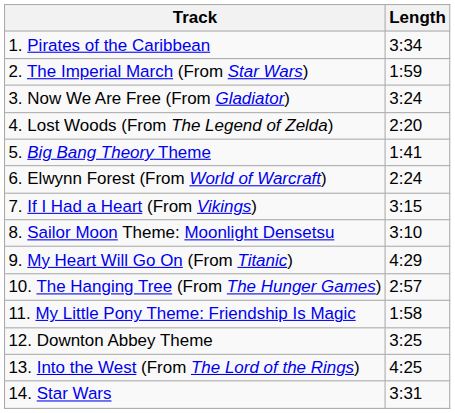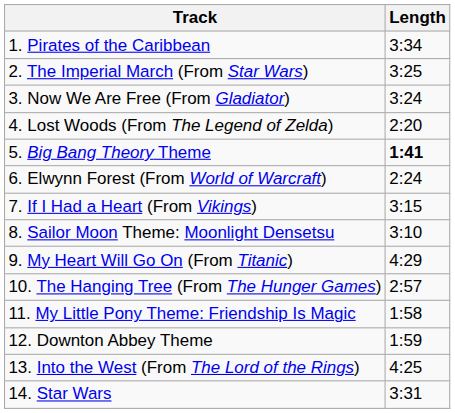(406, 71) 1:59 -> (406, 71) 3:25
(406, 152) normal -> (406, 152) bold
(406, 340) 3:25 -> (406, 340) 1:59
